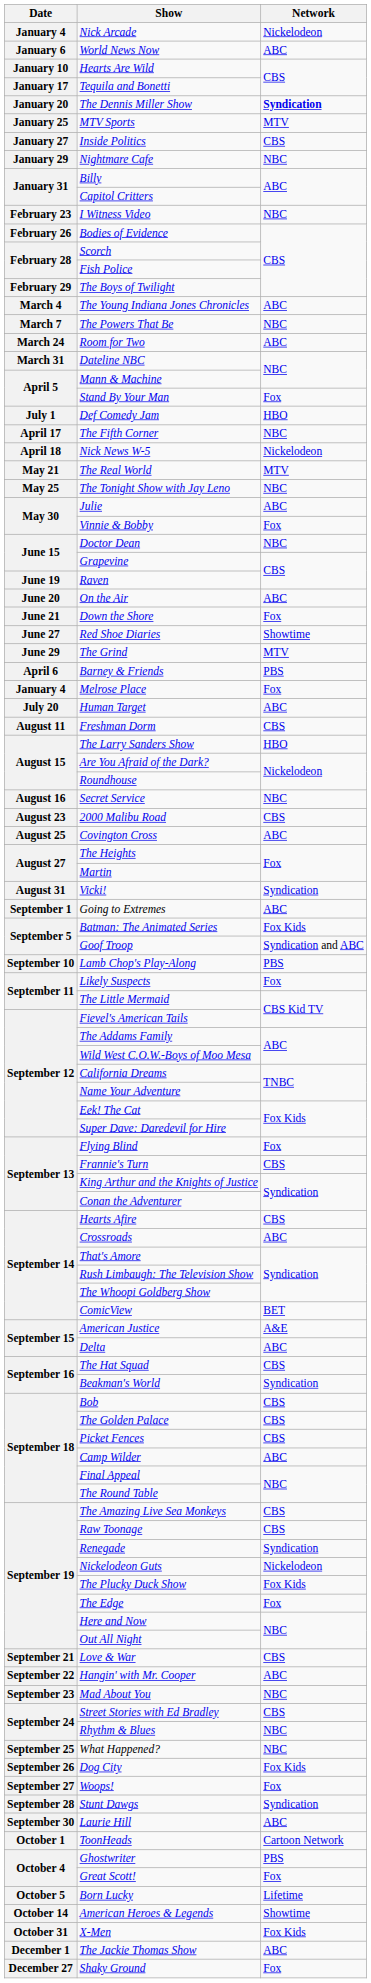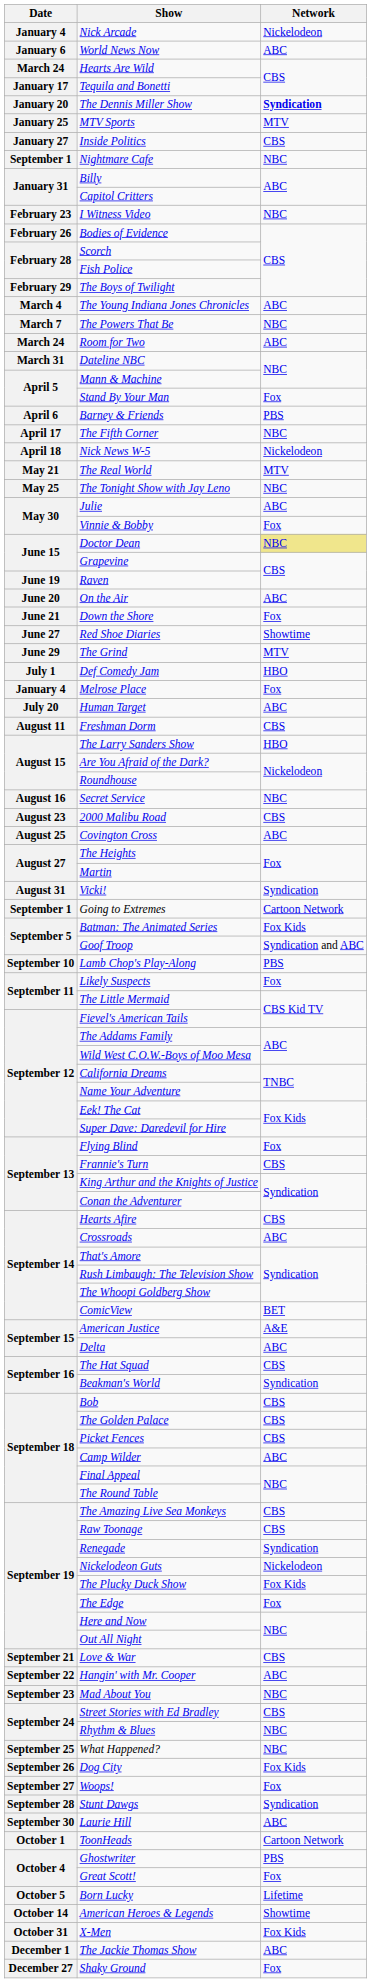(41, 68) January 10 -> (41, 68) March 24
(41, 159) January 29 -> (41, 159) September 1
rows swapped: (122, 671) <-> (119, 415)
(275, 543) no background -> (275, 543) khaki background
(275, 908) ABC -> (303, 908) Cartoon Network
